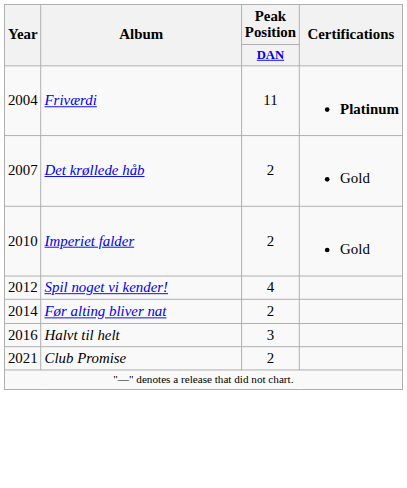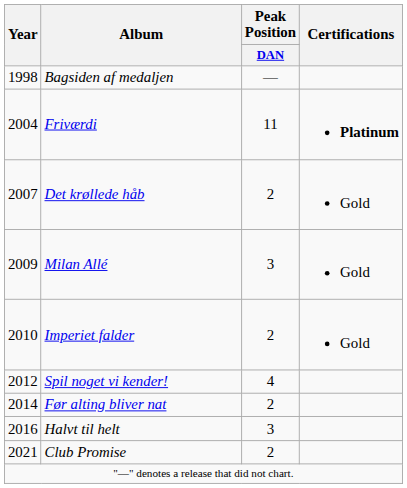+ row: (109, 77)
+ row: (76, 264)
